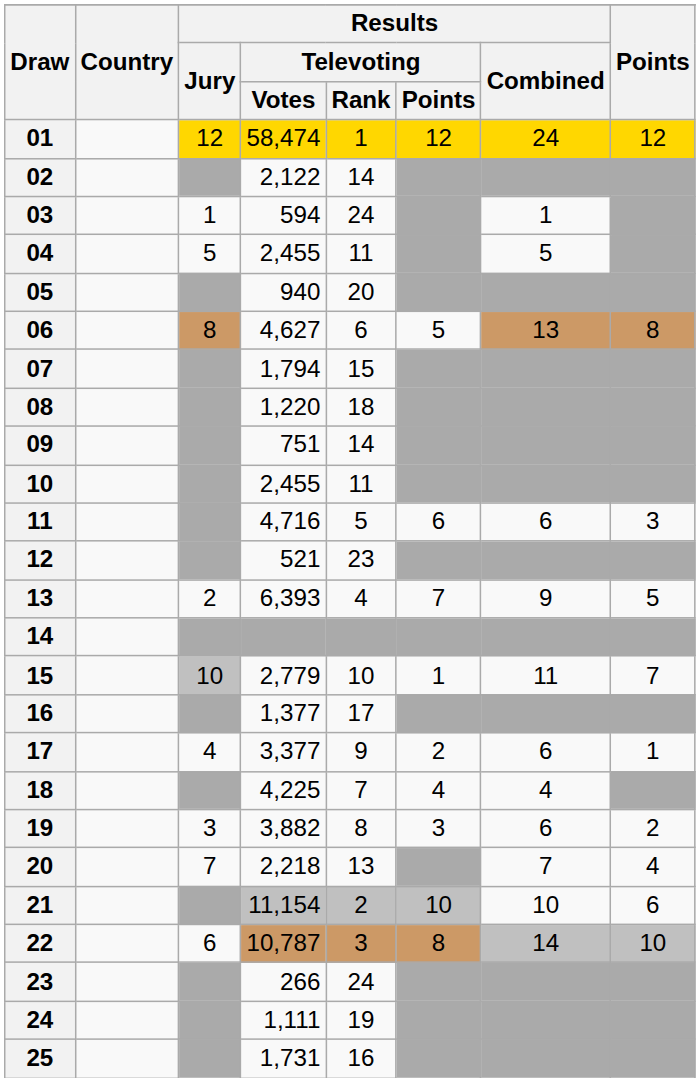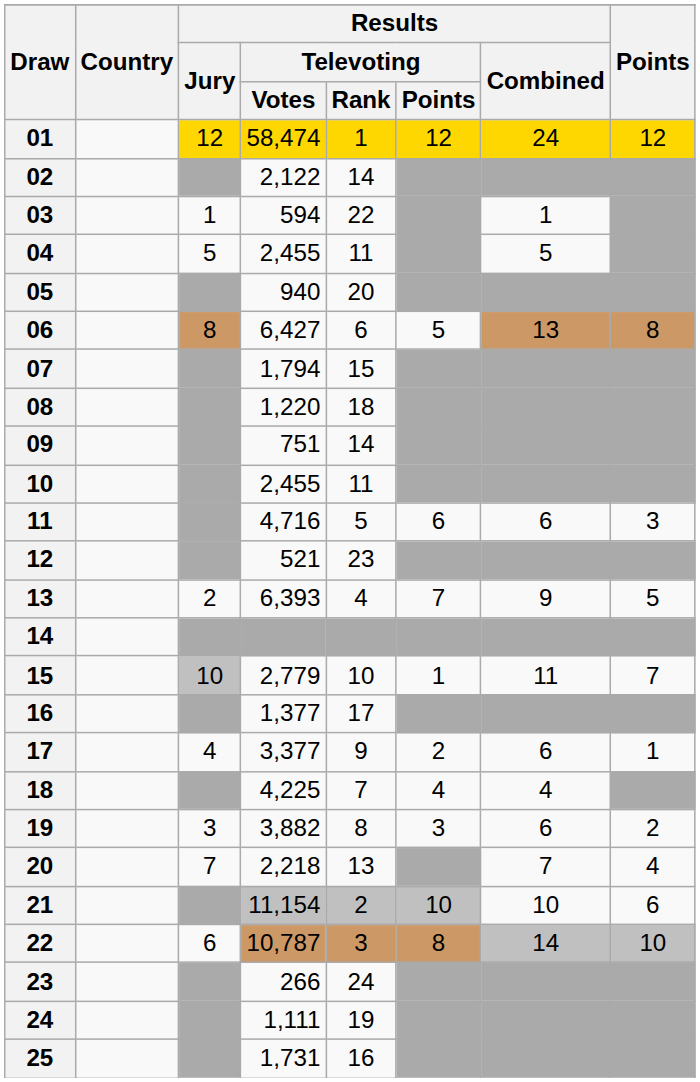(361, 215) 24 -> (361, 215) 22
(290, 330) 4,627 -> (290, 330) 6,427
